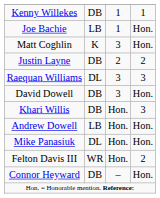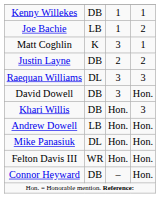(143, 28) Hon. -> (143, 28) 2
(143, 45) Hon. -> (143, 45) 1
(143, 158) 2 -> (143, 158) Hon.
